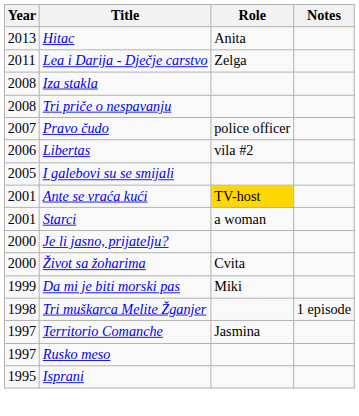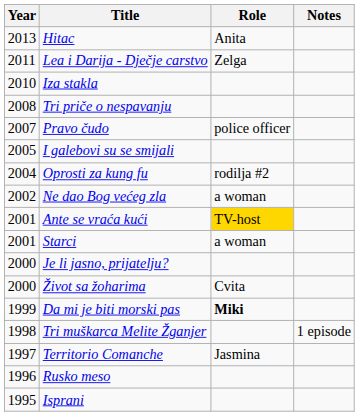(22, 83) 2008 -> (22, 83) 2010
- row: (67, 151)
+ row: (95, 173)
+ row: (104, 196)
(228, 286) normal -> (229, 309) bold
(22, 354) 1997 -> (22, 377) 1996
